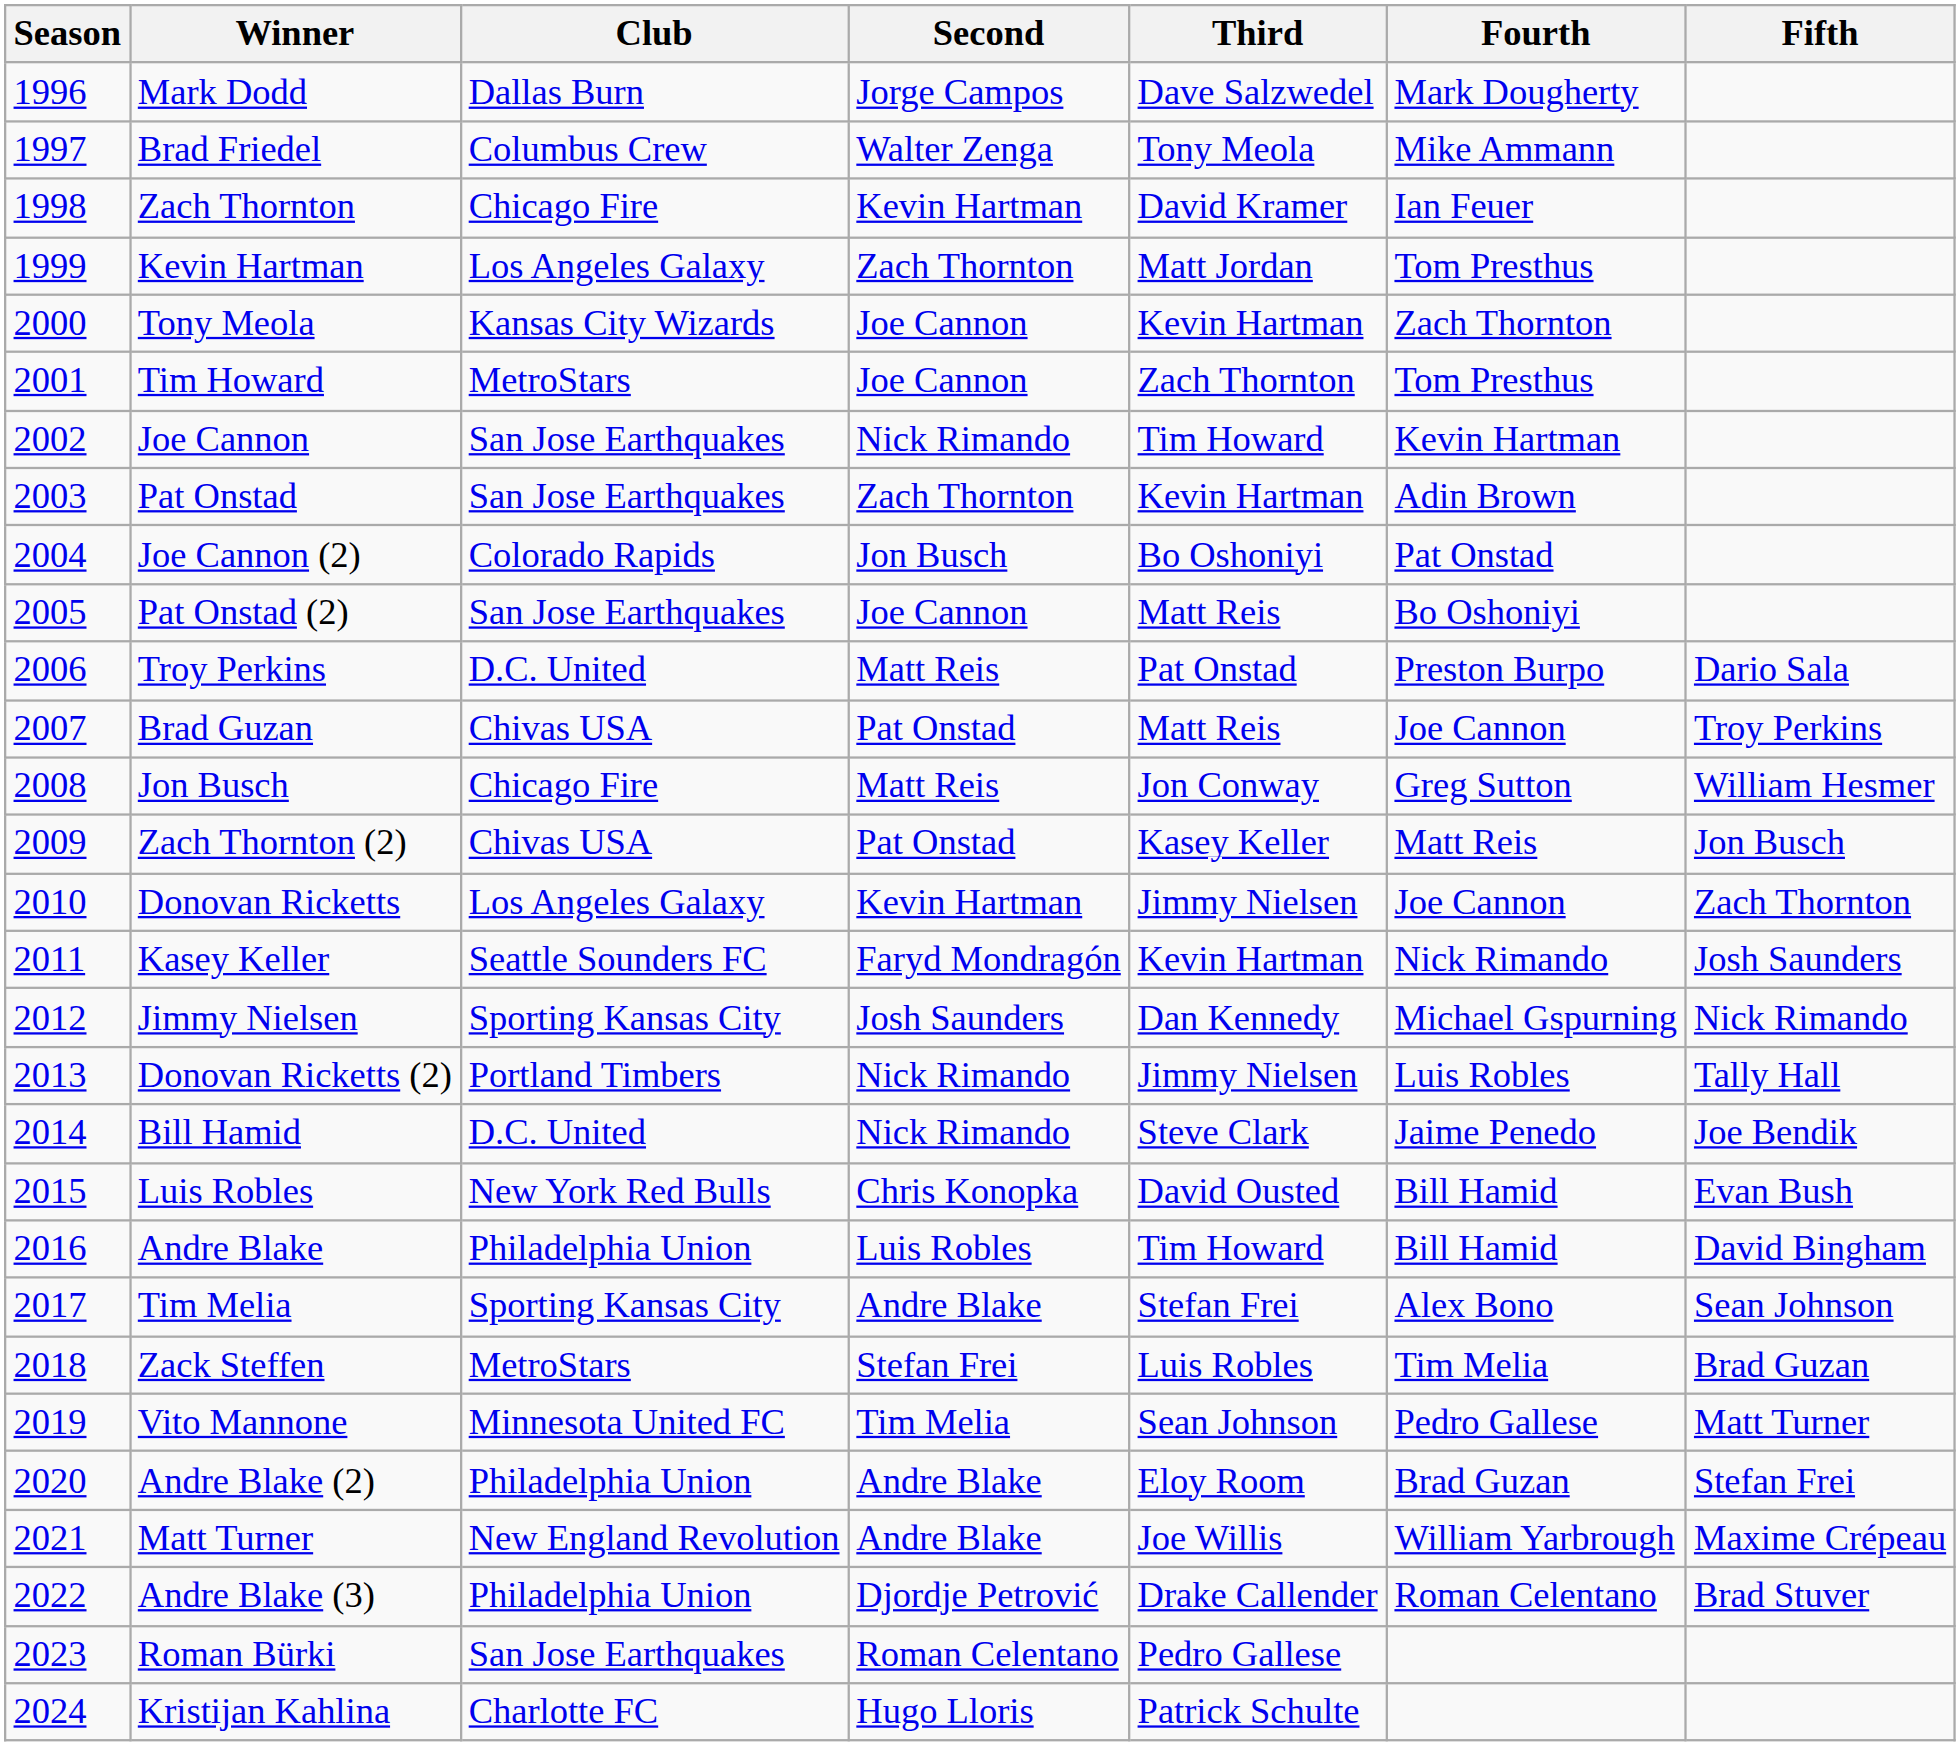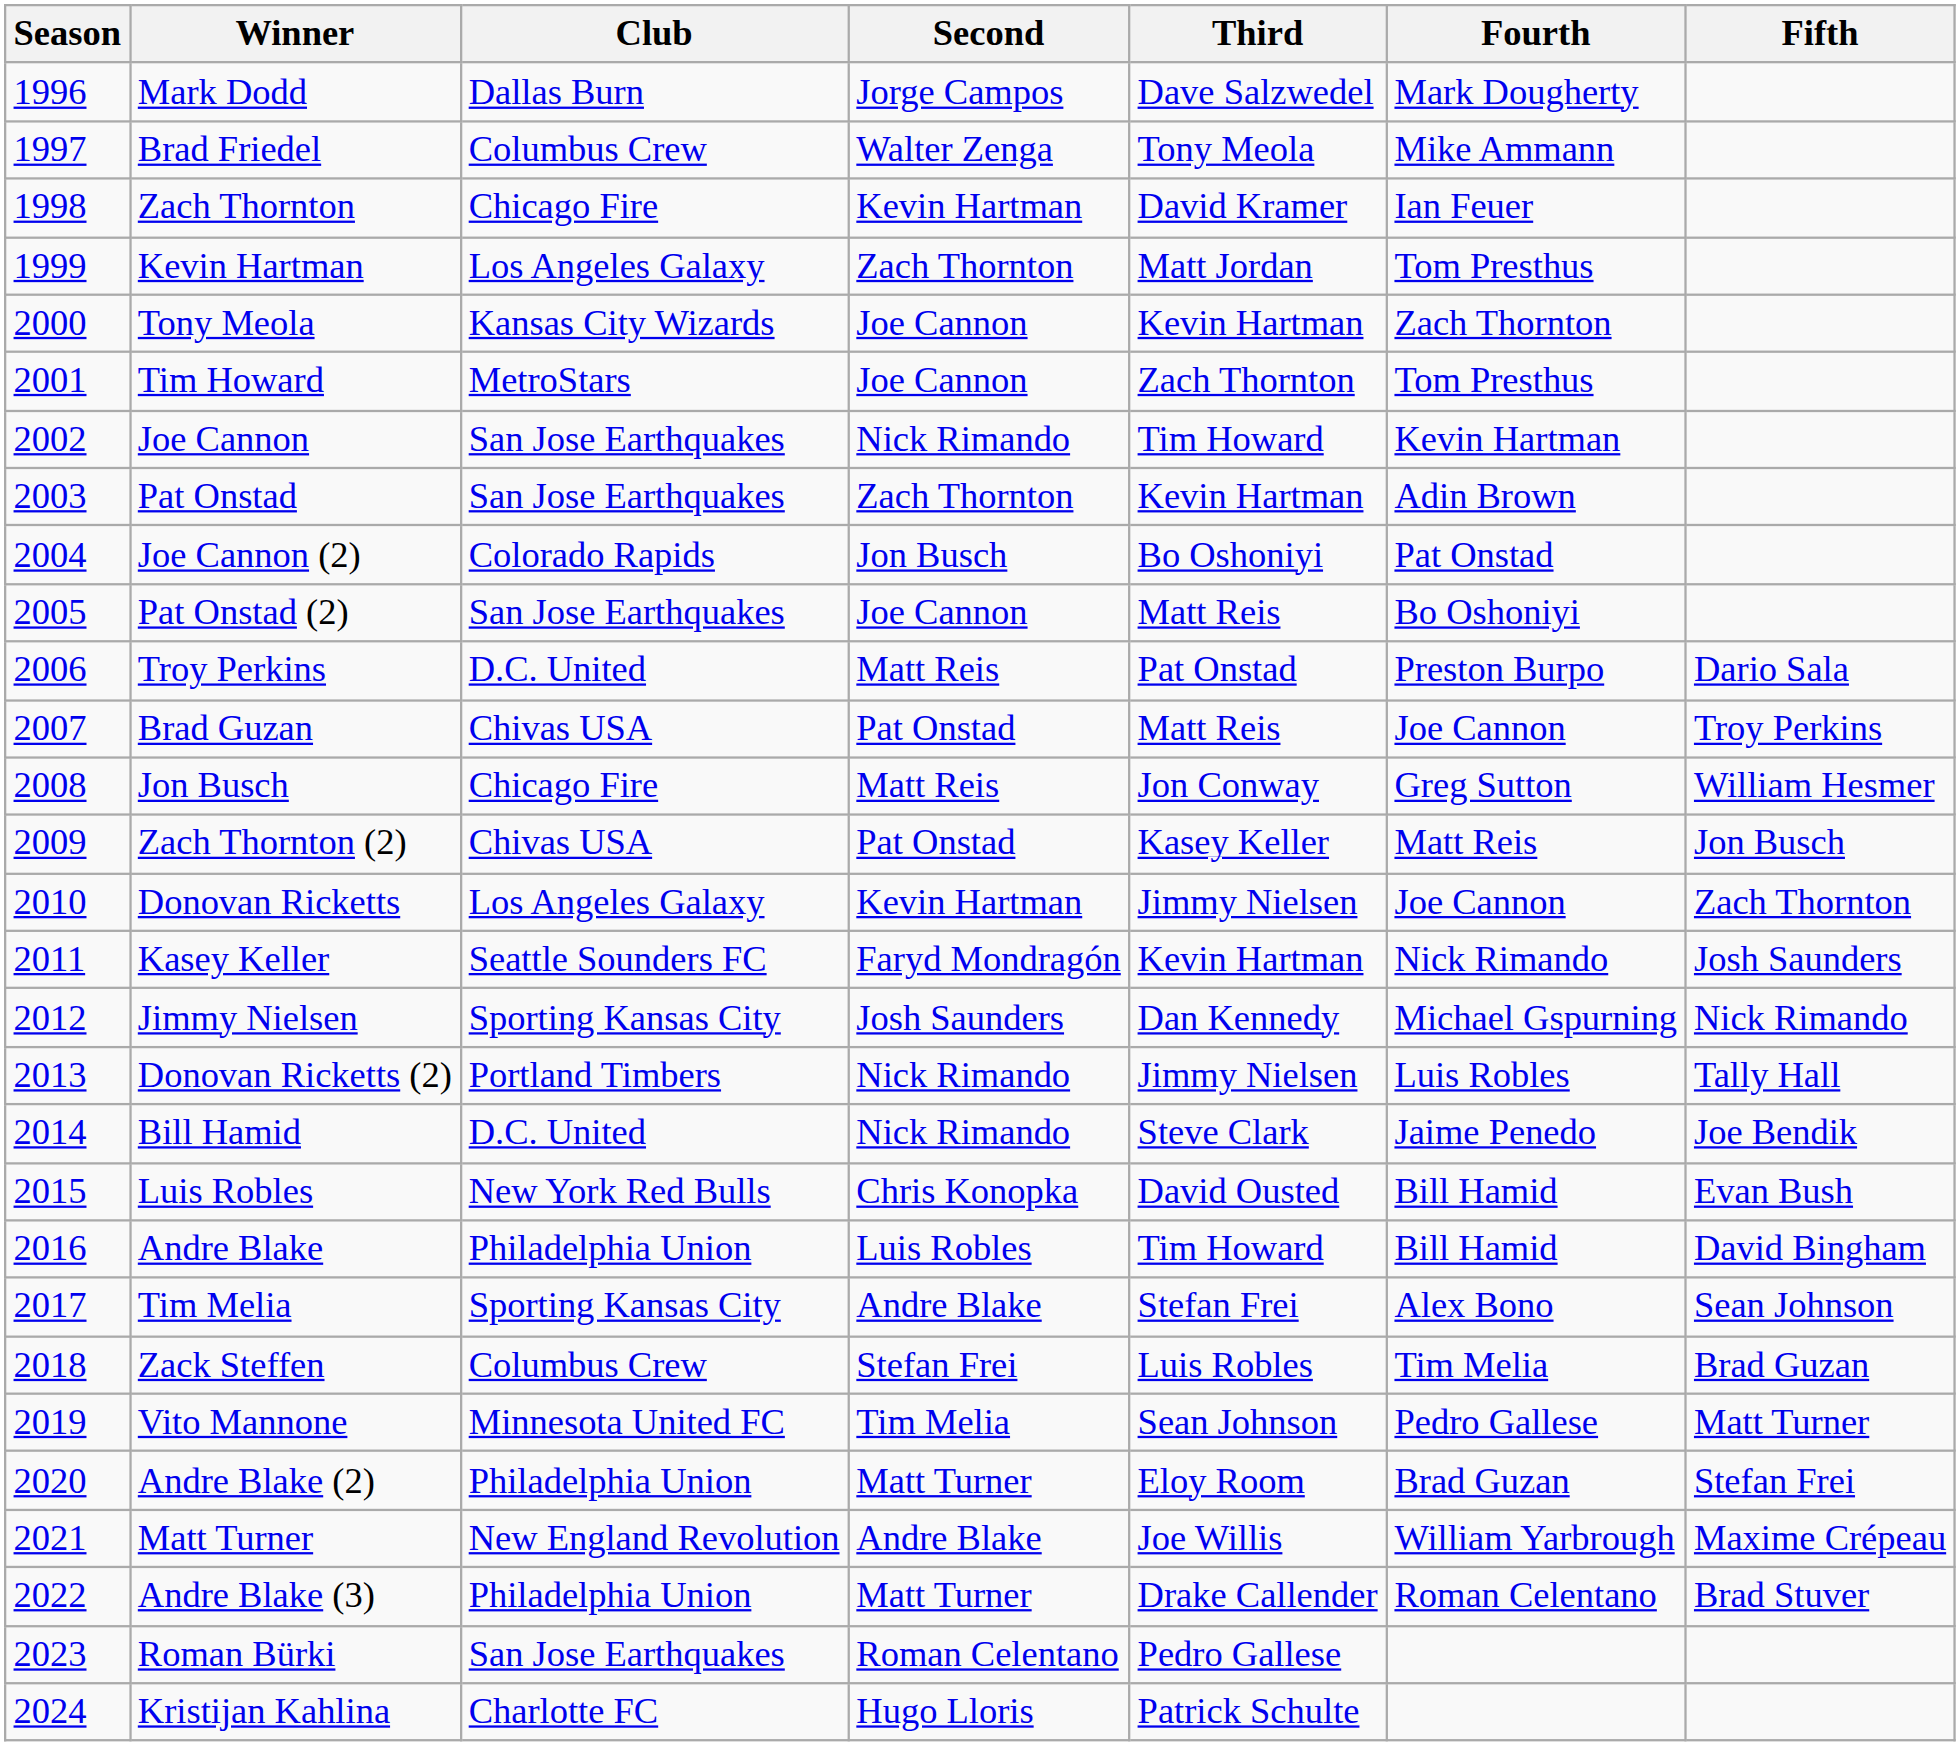(550, 1364) MetroStars -> (588, 1364) Columbus Crew
(949, 1479) Andre Blake -> (944, 1479) Matt Turner
(977, 1595) Djordje Petrović -> (944, 1595) Matt Turner
